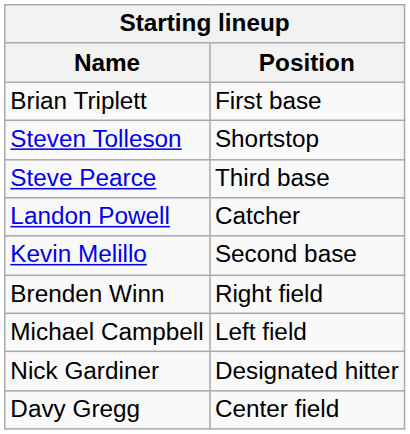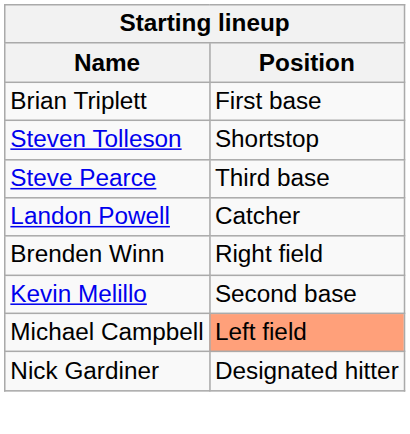rows swapped: (79, 255) <-> (87, 293)
(261, 332) no background -> (261, 332) lightsalmon background
- row: (75, 409)
